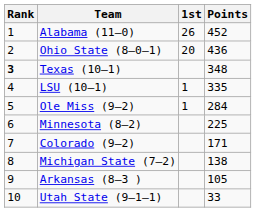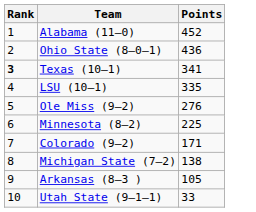- column: (192, 14)
(217, 69) 348 -> (192, 69) 341
(217, 106) 284 -> (192, 106) 276
